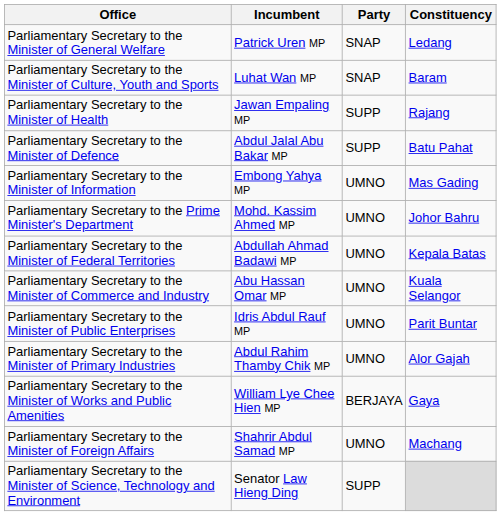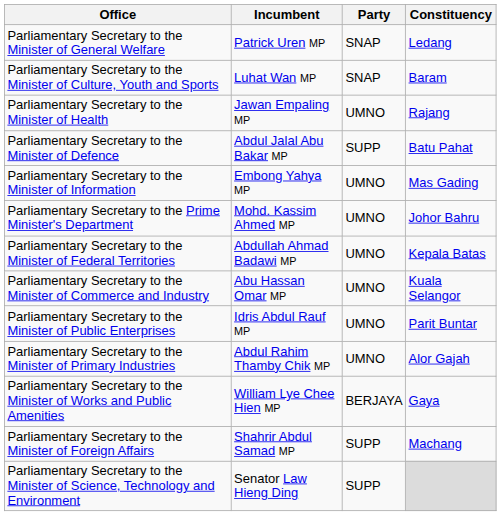(363, 112) SUPP -> (365, 112) UMNO
(365, 443) UMNO -> (363, 443) SUPP
